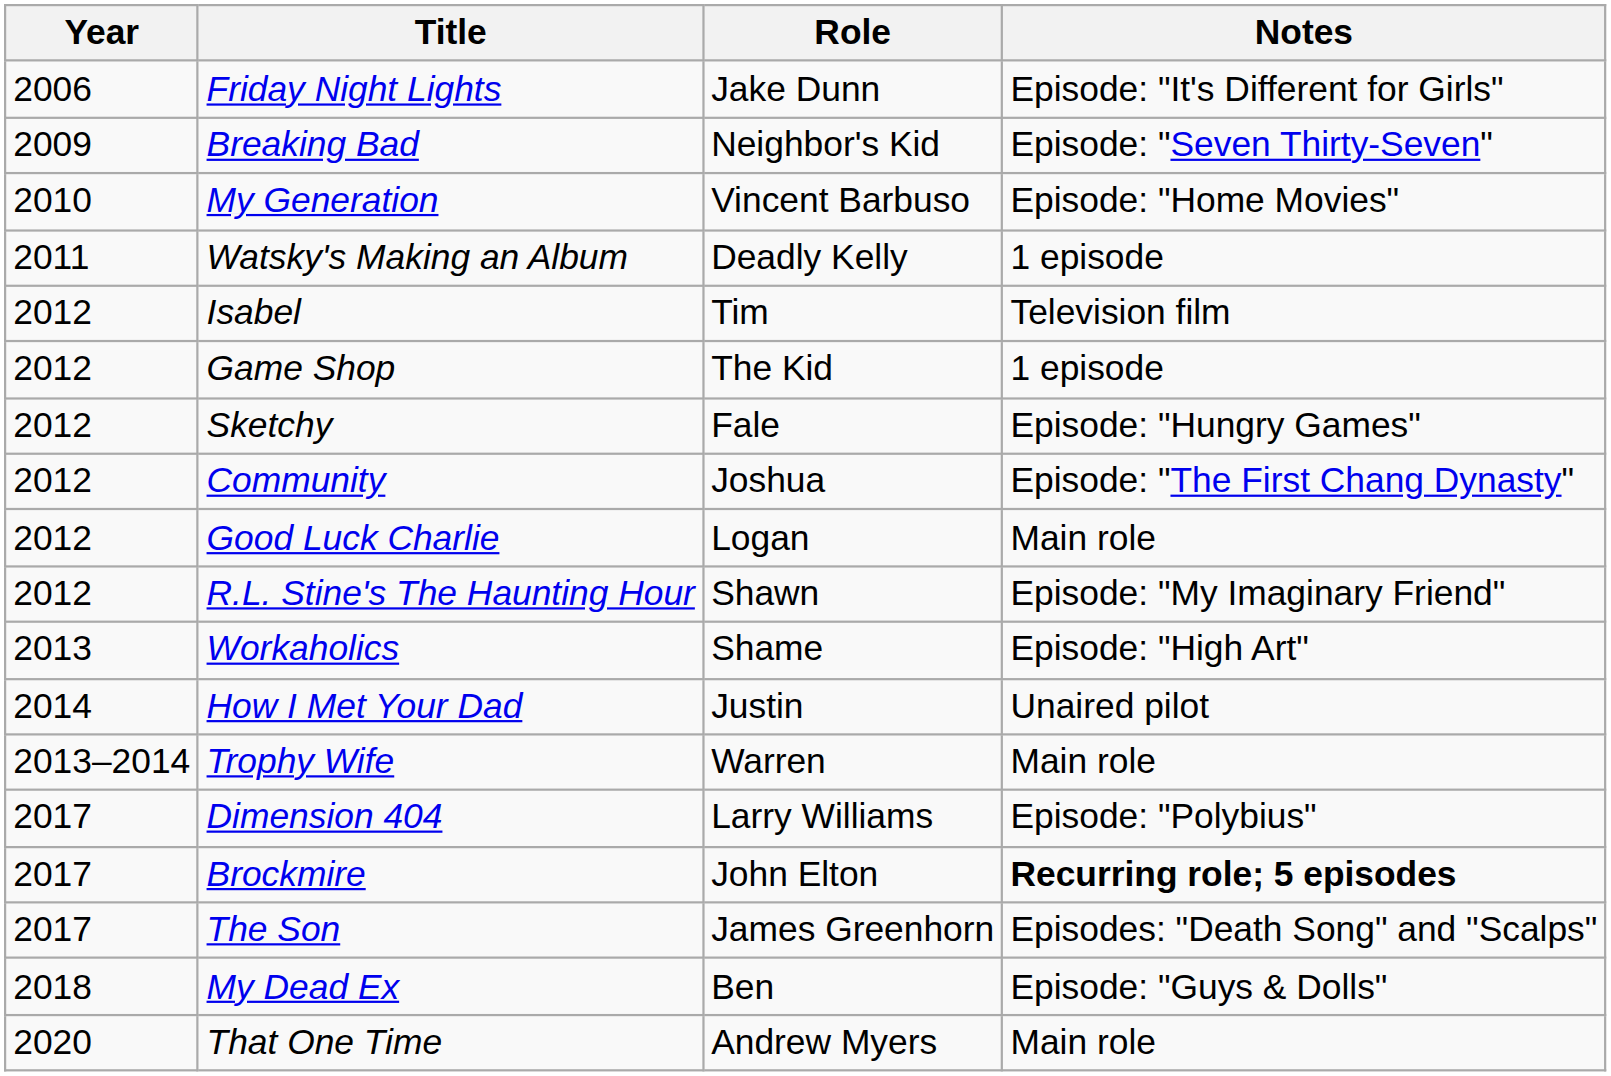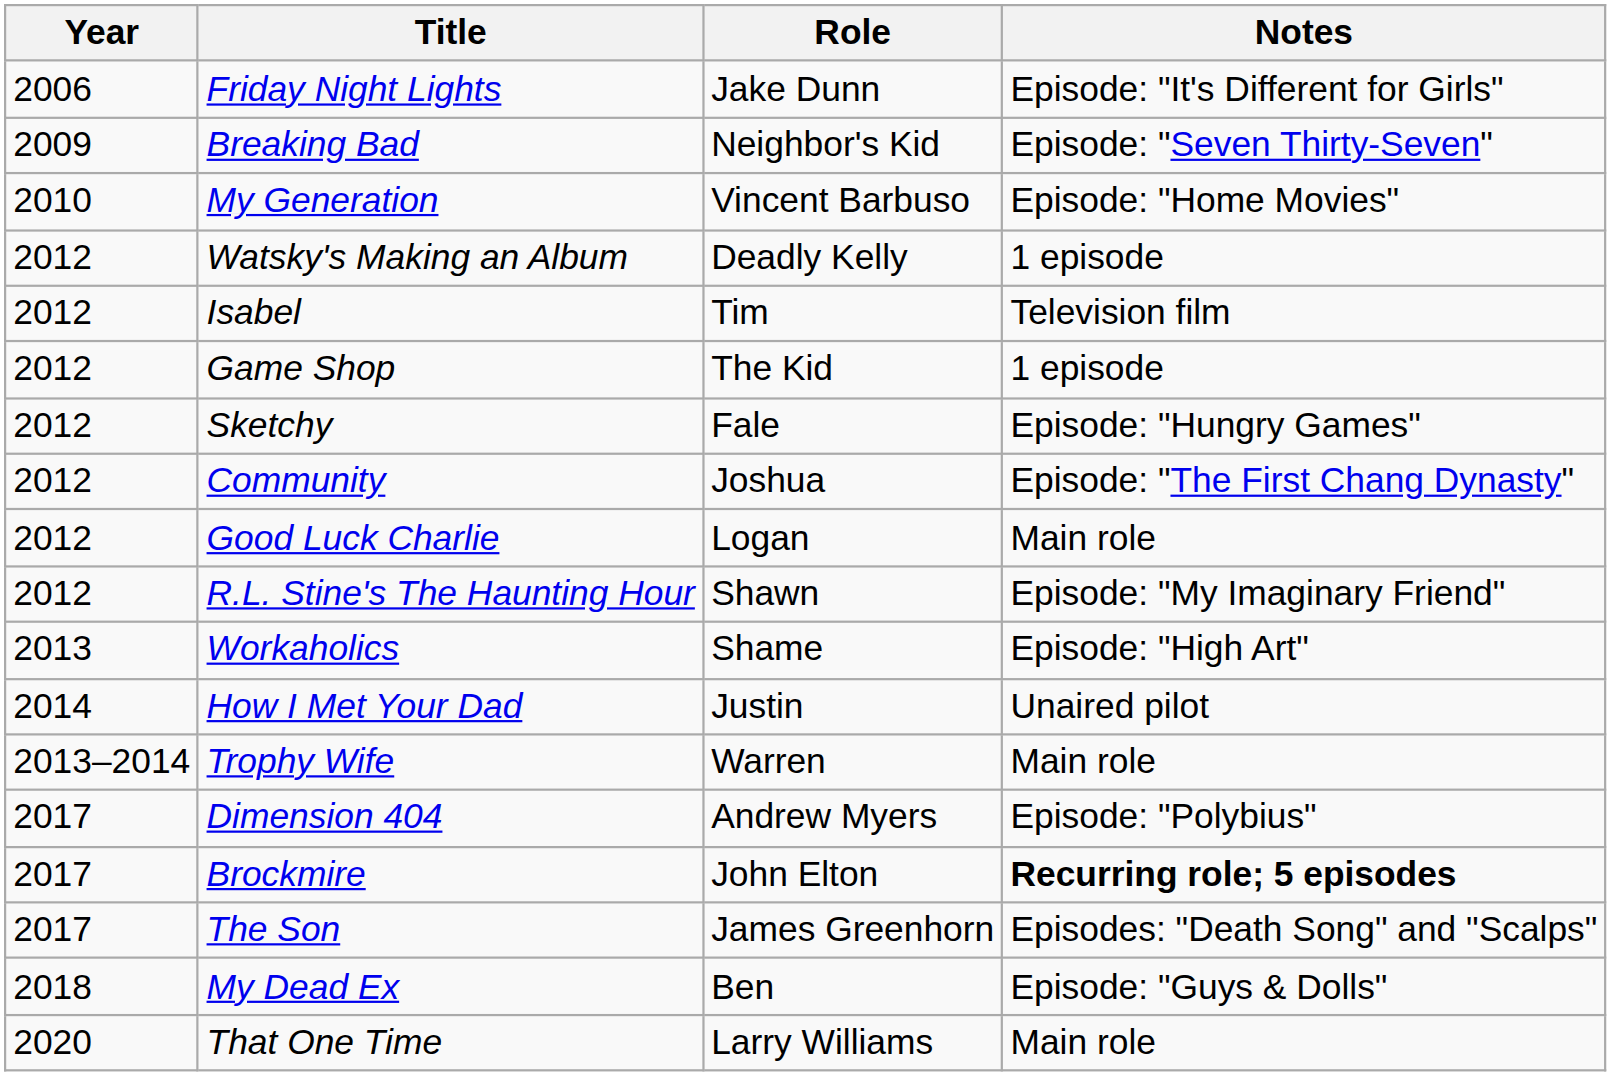(51, 256) 2011 -> (53, 256) 2012
(822, 817) Larry Williams -> (824, 817) Andrew Myers
(824, 1041) Andrew Myers -> (822, 1041) Larry Williams
